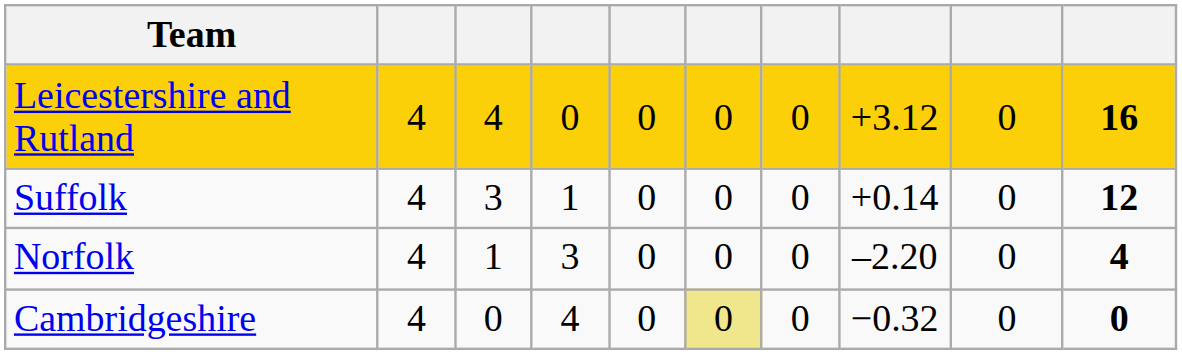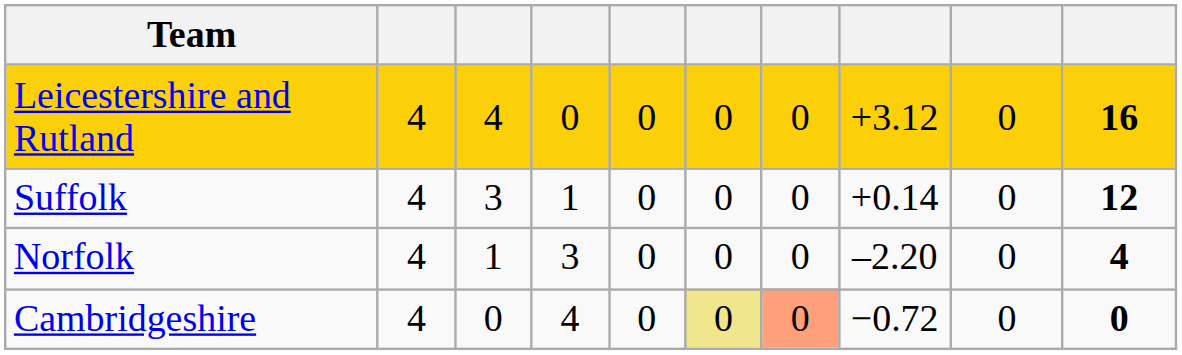(800, 317) no background -> (800, 317) lightsalmon background
(895, 317) −0.32 -> (895, 317) −0.72
